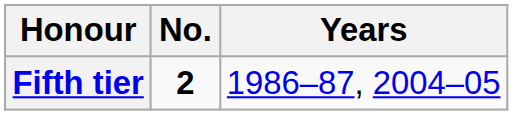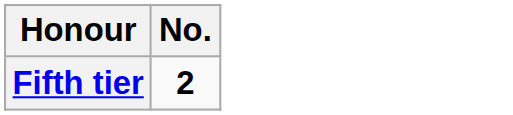- column: (364, 30)
